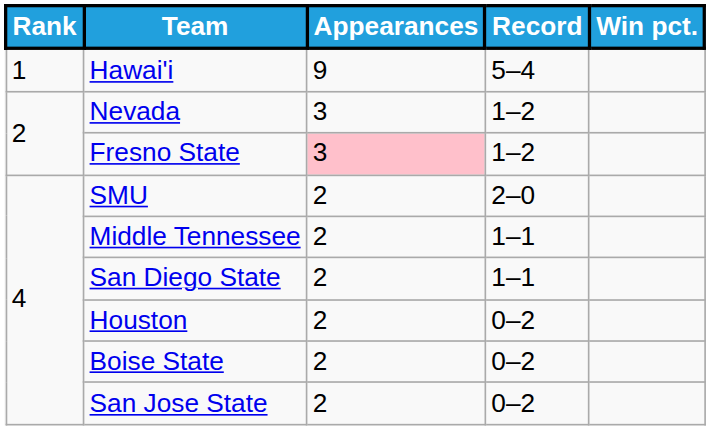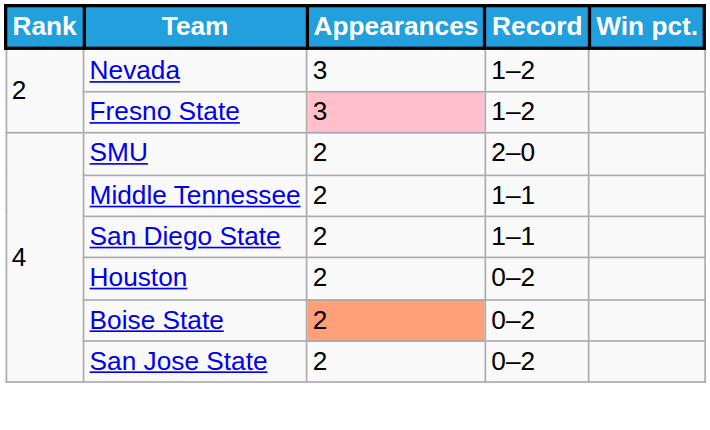- row: (131, 70)
(320, 361) no background -> (320, 319) lightsalmon background
